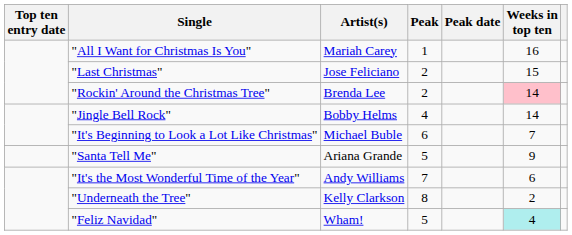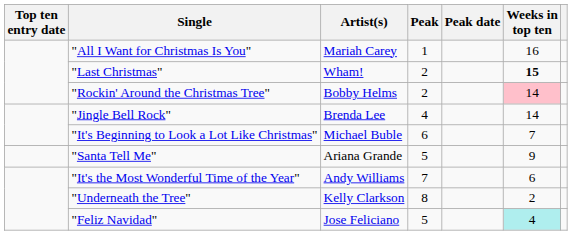(361, 72) Jose Feliciano -> (344, 72) Wham!
(532, 72) normal -> (532, 72) bold
(354, 93) Brenda Lee -> (360, 93) Bobby Helms
(360, 114) Bobby Helms -> (354, 114) Brenda Lee
(344, 219) Wham! -> (361, 219) Jose Feliciano
